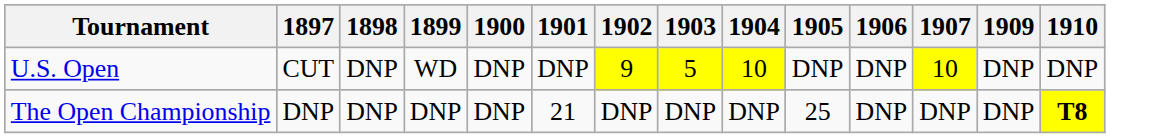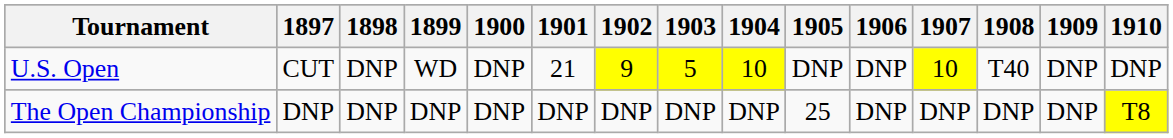+ column: (1009, 25)
(563, 68) DNP -> (563, 68) 21
(563, 111) 21 -> (563, 111) DNP
(1072, 111) bold -> (1136, 111) normal
